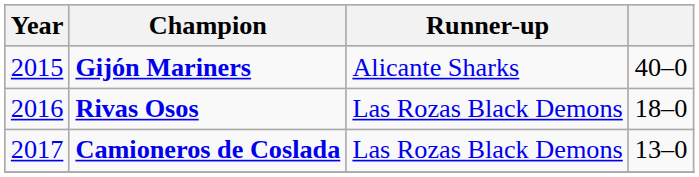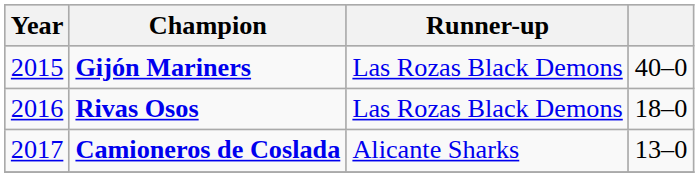(436, 66) Alicante Sharks -> (488, 66) Las Rozas Black Demons
(488, 150) Las Rozas Black Demons -> (436, 150) Alicante Sharks
